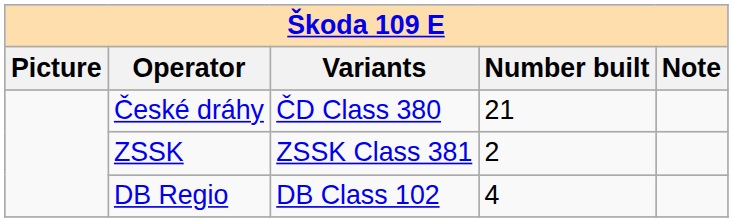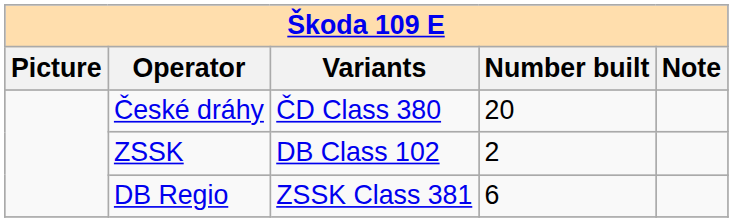(499, 110) 21 -> (499, 110) 20
(374, 152) ZSSK Class 381 -> (358, 152) DB Class 102
(358, 195) DB Class 102 -> (374, 195) ZSSK Class 381
(492, 195) 4 -> (492, 195) 6
